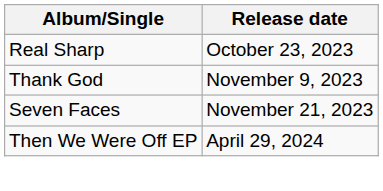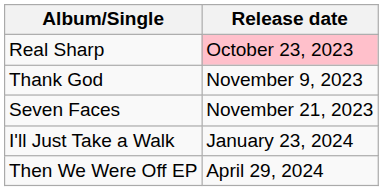(280, 49) no background -> (280, 49) pink background
+ row: (92, 140)
